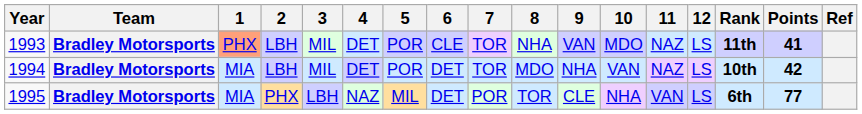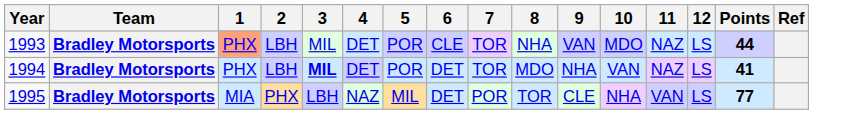- column: (740, 18)
(793, 44) 41 -> (745, 44) 44
(240, 70) MIA -> (240, 70) PHX
(322, 70) normal -> (322, 70) bold
(793, 70) 42 -> (745, 70) 41
